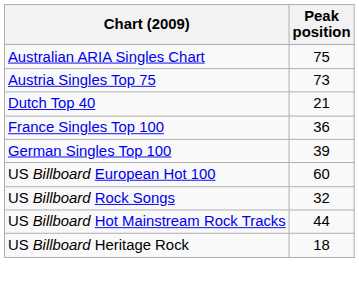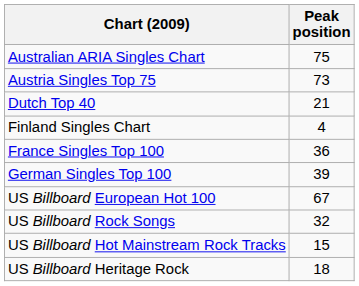+ row: (79, 127)
(322, 174) 60 -> (322, 198) 67
(322, 221) 44 -> (322, 245) 15
